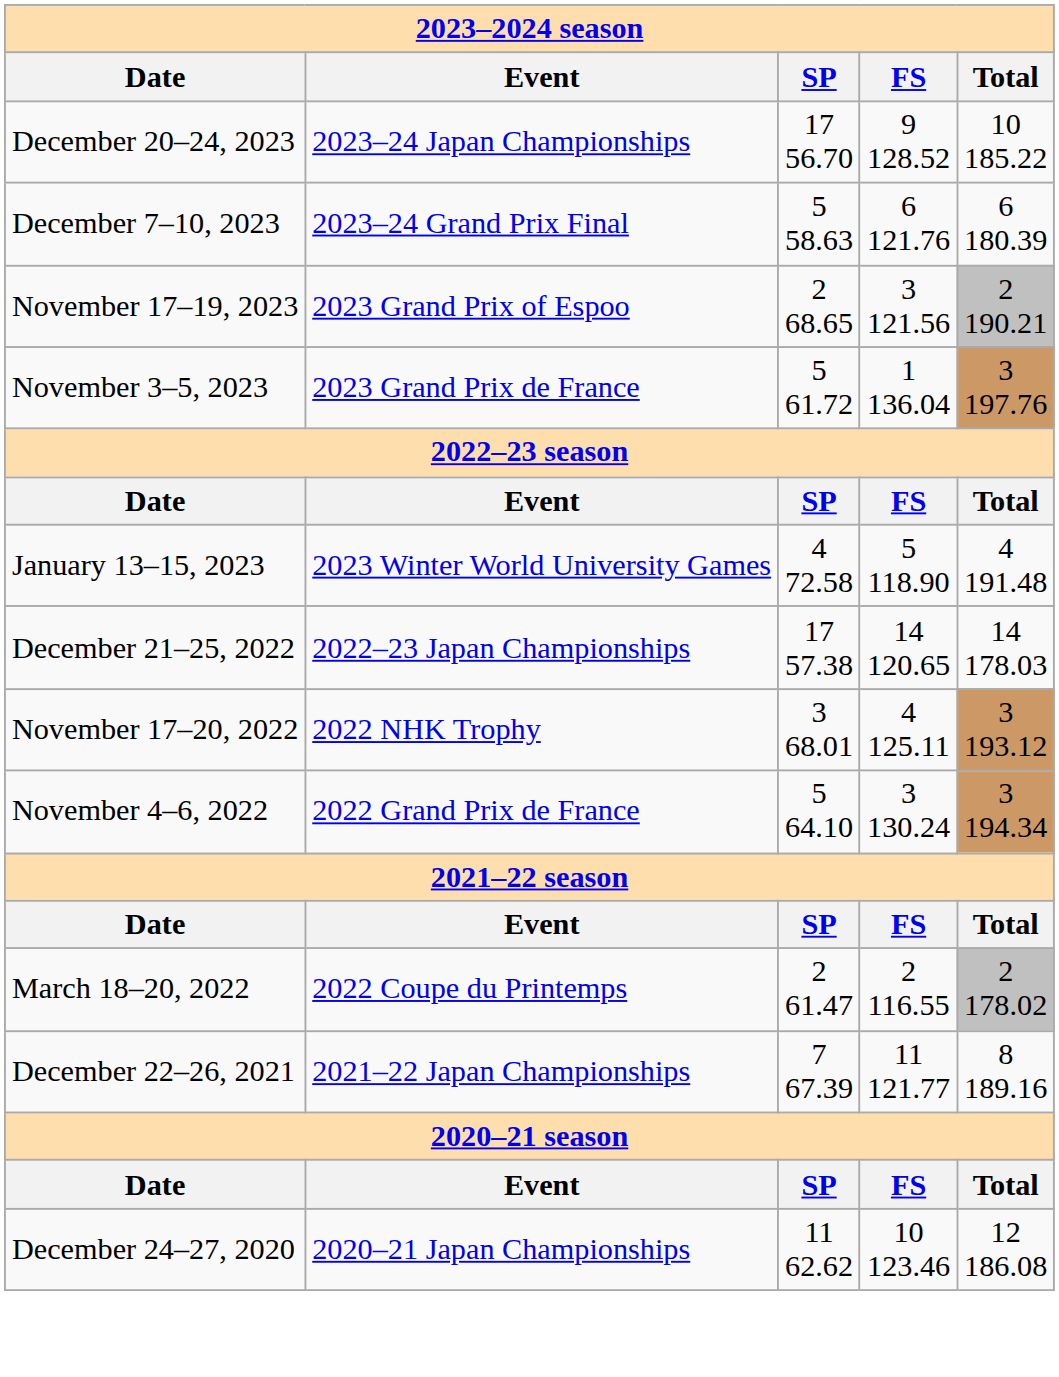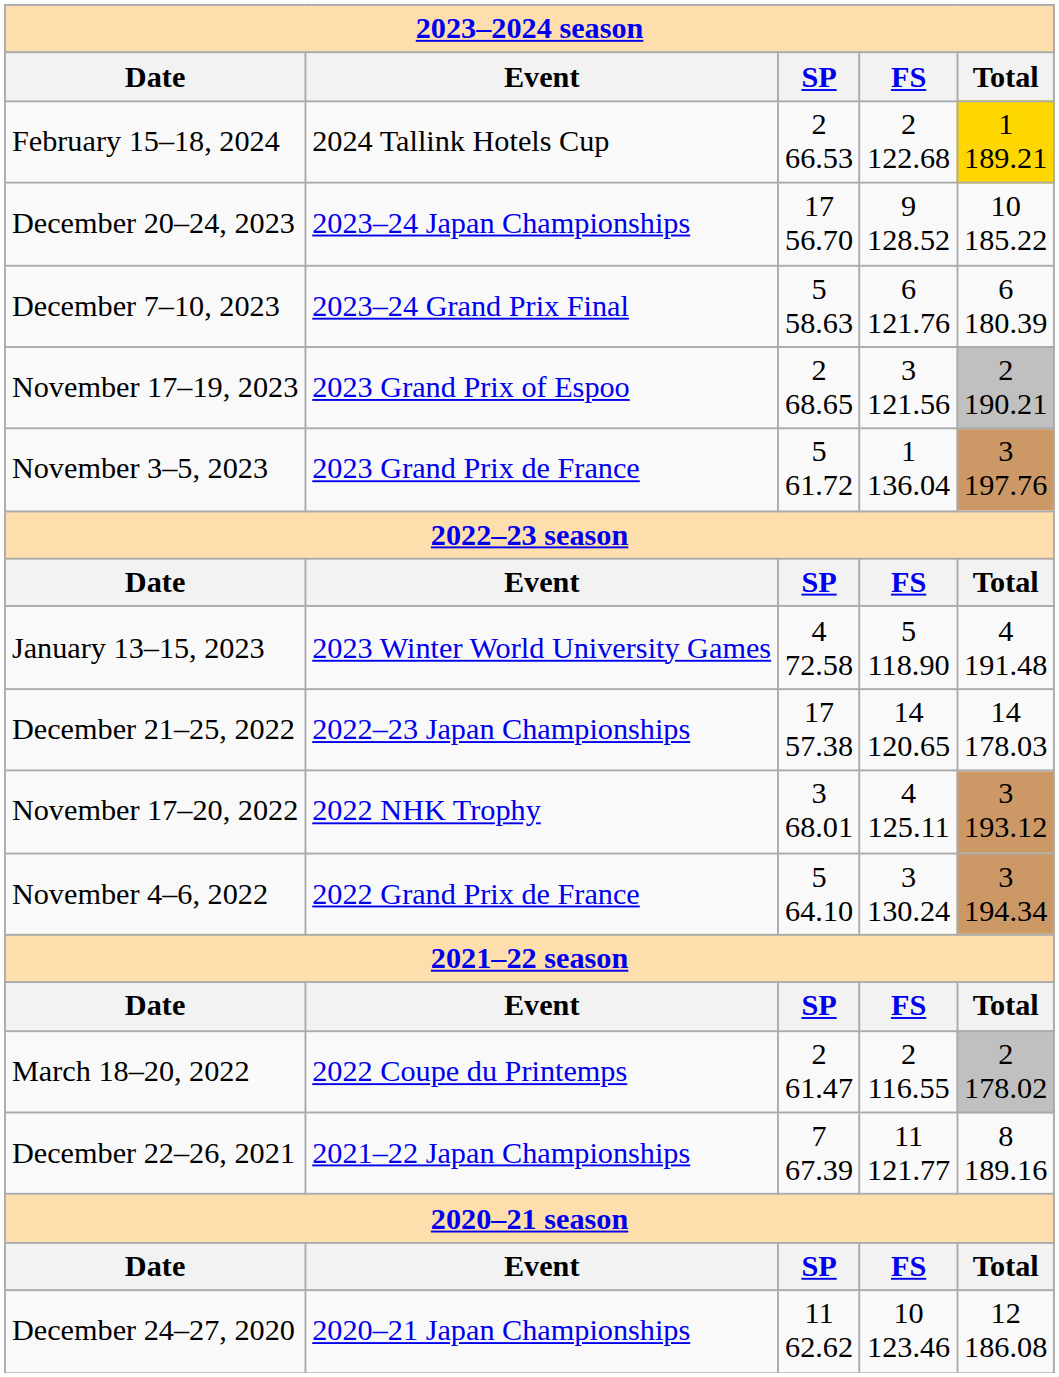+ row: (146, 141)
